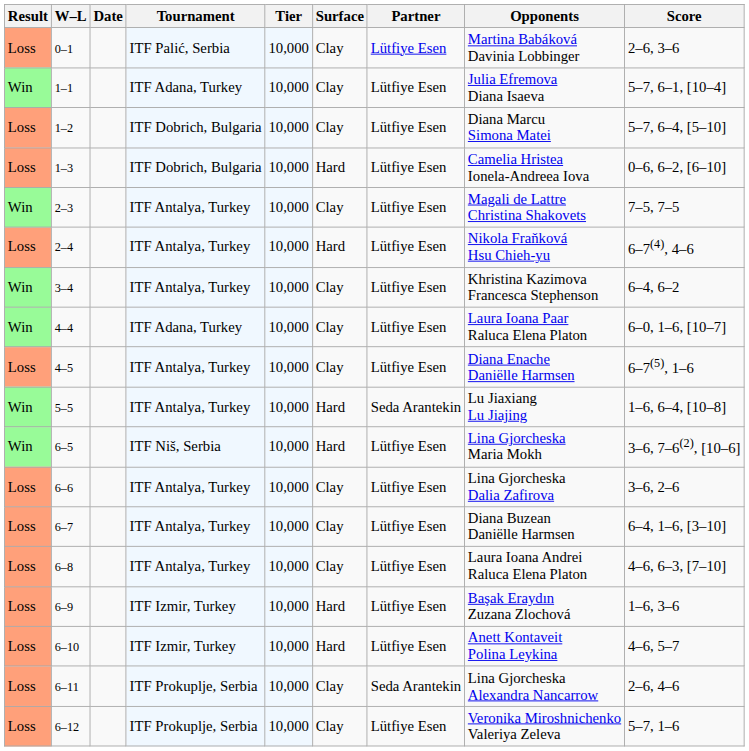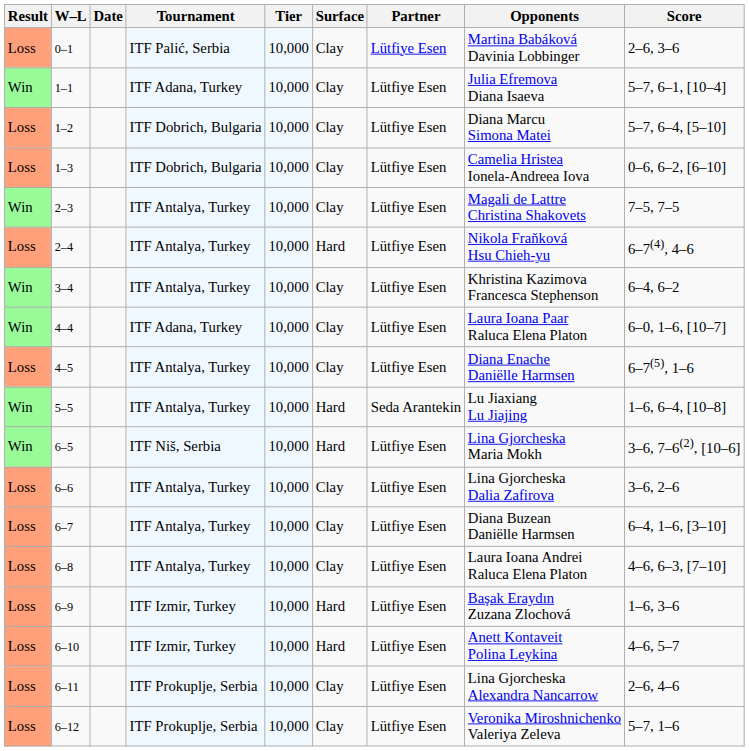(330, 167) Hard -> (330, 167) Clay
(416, 686) Seda Arantekin -> (409, 686) Lütfiye Esen
